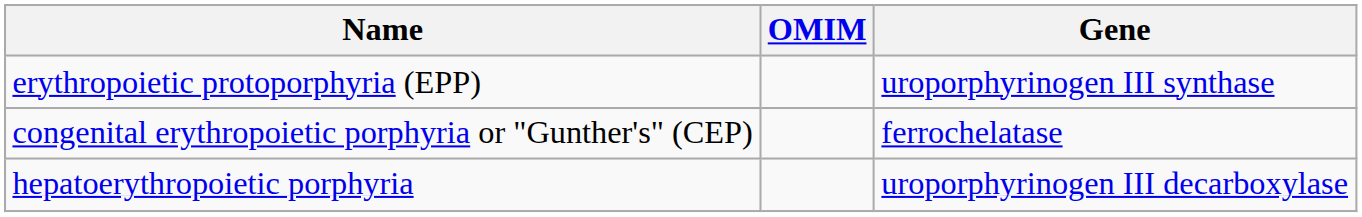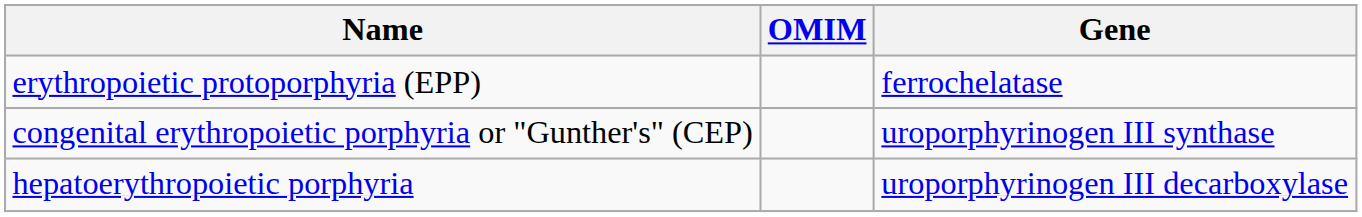(1078, 81) uroporphyrinogen III synthase -> (972, 81) ferrochelatase
(972, 132) ferrochelatase -> (1078, 132) uroporphyrinogen III synthase
